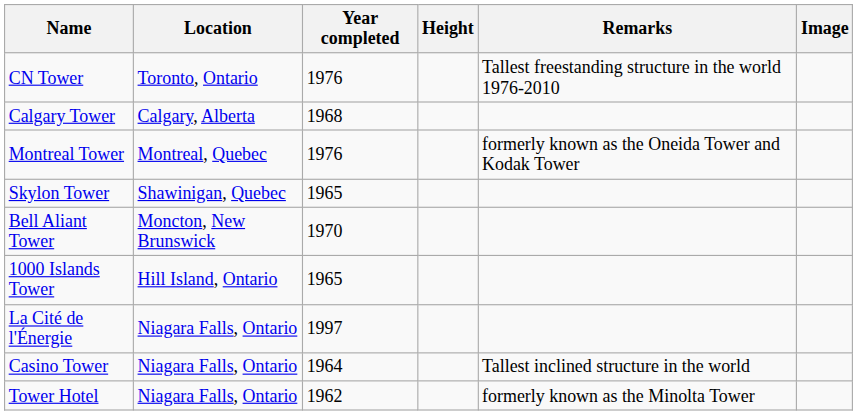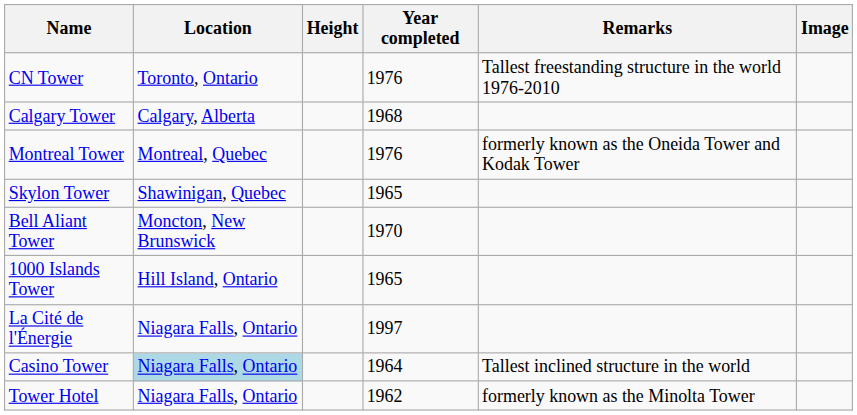columns swapped: (448, 28) <-> (360, 28)
(217, 367) no background -> (217, 367) lightblue background
